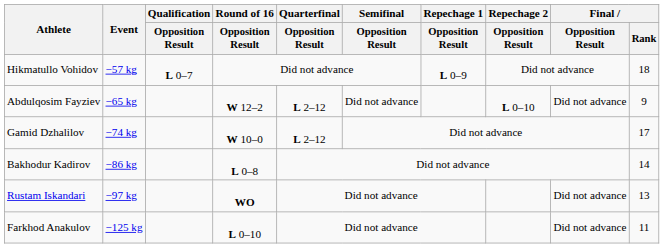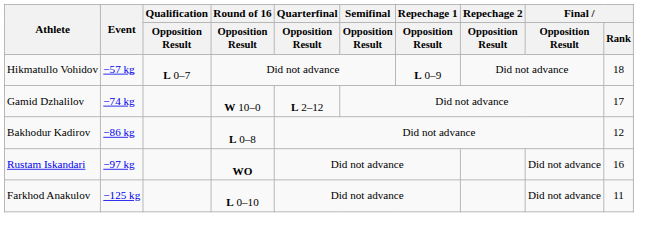- row: (54, 101)
(644, 164) 14 -> (619, 132) 12
(644, 195) 13 -> (619, 164) 16
